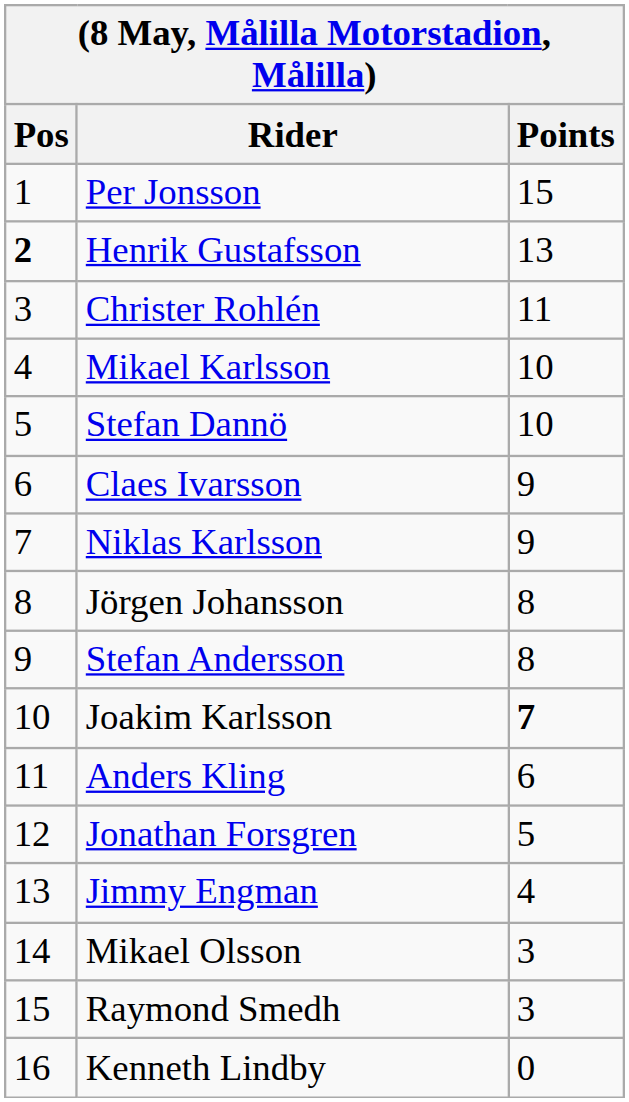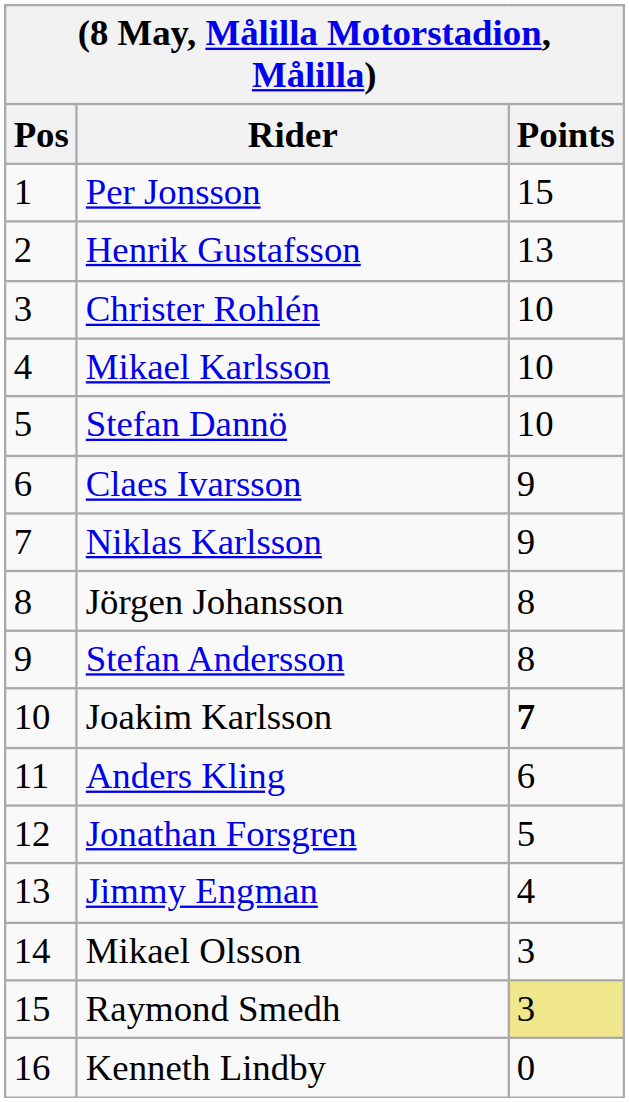(23, 250) bold -> (23, 250) normal
(534, 308) 11 -> (535, 308) 10
(526, 1008) no background -> (526, 1008) khaki background
